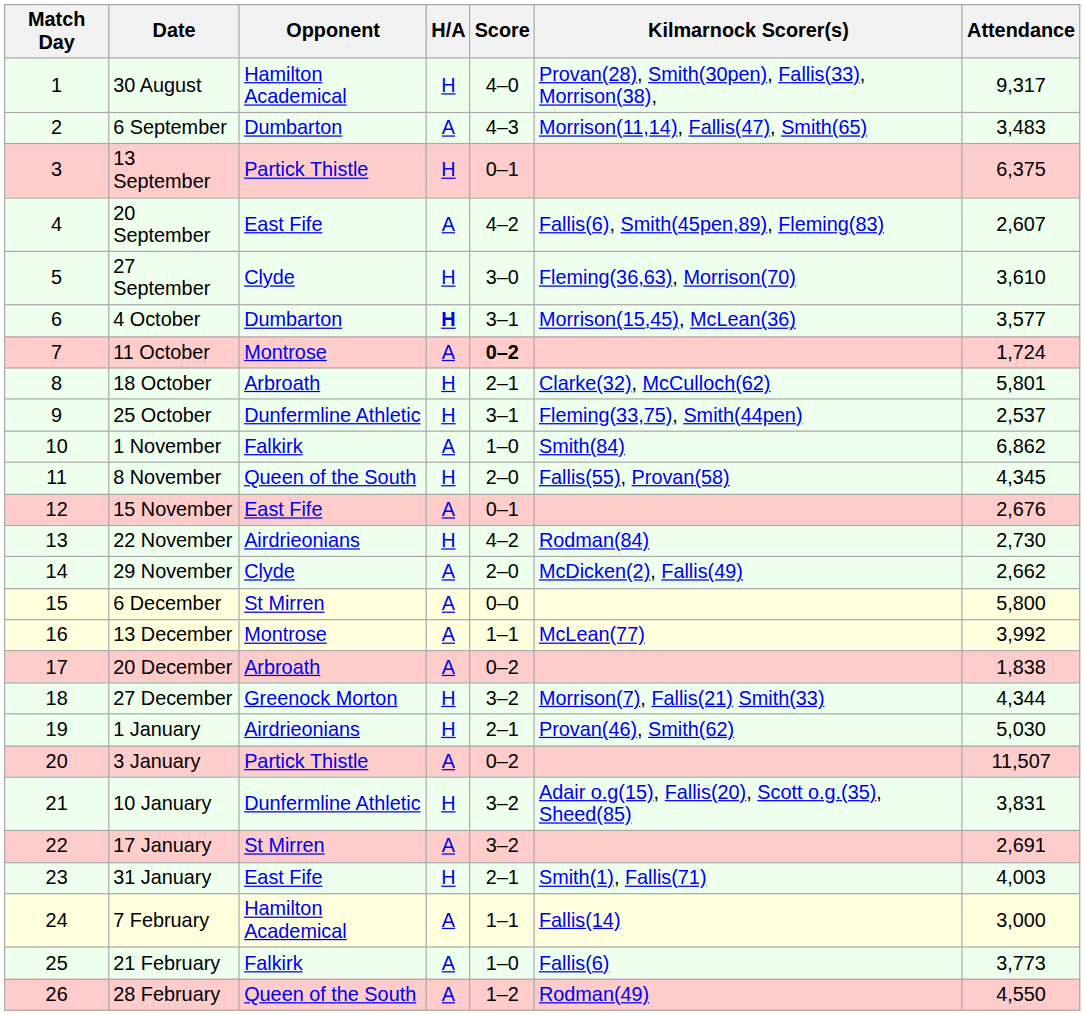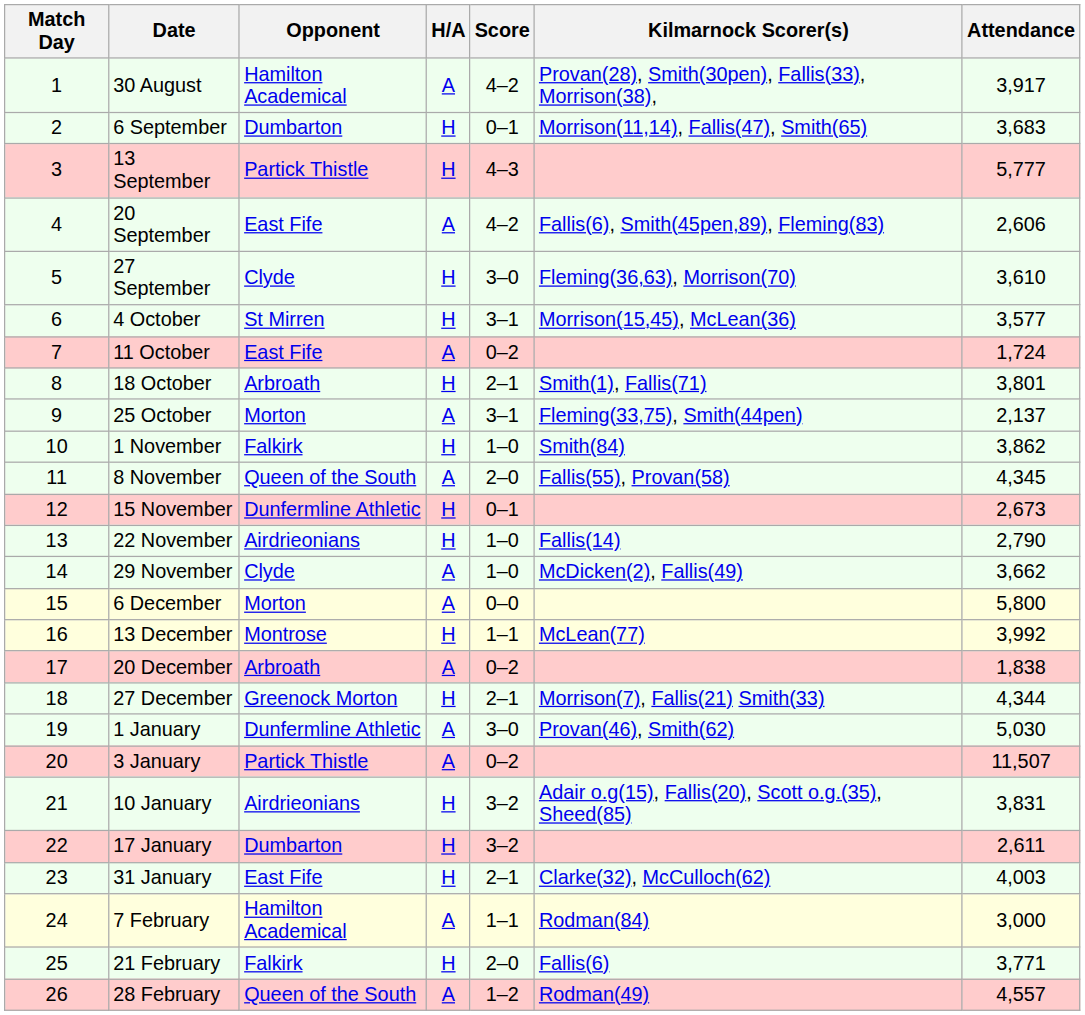(448, 85) H -> (448, 85) A
(502, 85) 4–0 -> (502, 85) 4–2
(1021, 85) 9,317 -> (1021, 85) 3,917
(448, 127) A -> (448, 127) H
(502, 127) 4–3 -> (502, 127) 0–1
(1021, 127) 3,483 -> (1021, 127) 3,683
(502, 170) 0–1 -> (502, 170) 4–3
(1021, 170) 6,375 -> (1021, 170) 5,777
(1021, 224) 2,607 -> (1021, 224) 2,606
(293, 320) Dumbarton -> (284, 320) St Mirren
(448, 320) bold -> (448, 320) normal
(285, 352) Montrose -> (283, 352) East Fife
(502, 352) bold -> (502, 352) normal
(655, 383) Clarke(32), McCulloch(62) -> (623, 383) Smith(1), Fallis(71)
(1021, 383) 5,801 -> (1021, 383) 3,801
(332, 415) Dunfermline Athletic -> (275, 415) Morton
(448, 415) H -> (448, 415) A
(1021, 415) 2,537 -> (1021, 415) 2,137
(448, 446) A -> (448, 446) H
(1021, 446) 6,862 -> (1021, 446) 3,862
(448, 477) H -> (448, 477) A
(283, 509) East Fife -> (332, 509) Dunfermline Athletic
(448, 509) A -> (448, 509) H
(1021, 509) 2,676 -> (1021, 509) 2,673
(502, 540) 4–2 -> (502, 540) 1–0
(594, 540) Rodman(84) -> (580, 540) Fallis(14)
(1021, 540) 2,730 -> (1021, 540) 2,790
(502, 572) 2–0 -> (502, 572) 1–0
(1021, 572) 2,662 -> (1021, 572) 3,662
(284, 603) St Mirren -> (275, 603) Morton
(448, 635) A -> (448, 635) H
(502, 698) 3–2 -> (502, 698) 2–1
(302, 729) Airdrieonians -> (332, 729) Dunfermline Athletic
(448, 729) H -> (448, 729) A
(502, 729) 2–1 -> (502, 729) 3–0
(332, 803) Dunfermline Athletic -> (302, 803) Airdrieonians
(284, 846) St Mirren -> (293, 846) Dumbarton
(448, 846) A -> (448, 846) H
(1021, 846) 2,691 -> (1021, 846) 2,611
(623, 877) Smith(1), Fallis(71) -> (655, 877) Clarke(32), McCulloch(62)
(580, 920) Fallis(14) -> (594, 920) Rodman(84)
(448, 963) A -> (448, 963) H
(502, 963) 1–0 -> (502, 963) 2–0
(1021, 963) 3,773 -> (1021, 963) 3,771
(1021, 994) 4,550 -> (1021, 994) 4,557
